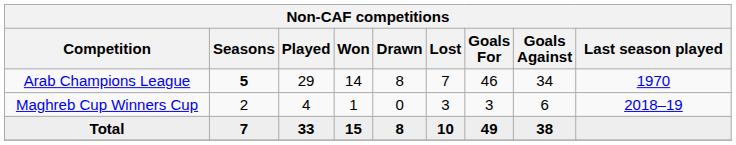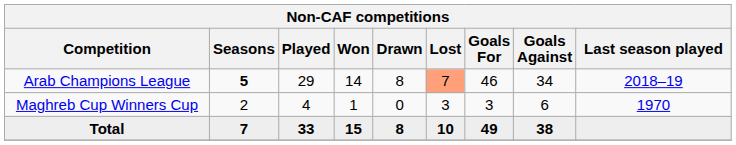(445, 81) no background -> (445, 81) lightsalmon background
(653, 81) 1970 -> (653, 81) 2018–19
(653, 105) 2018–19 -> (653, 105) 1970
